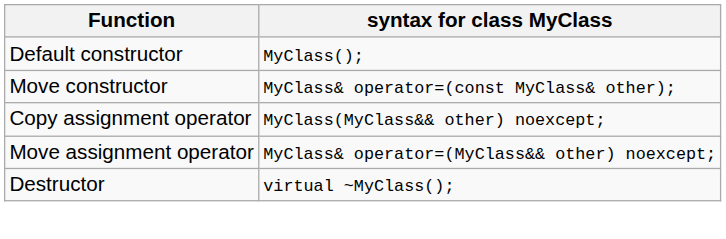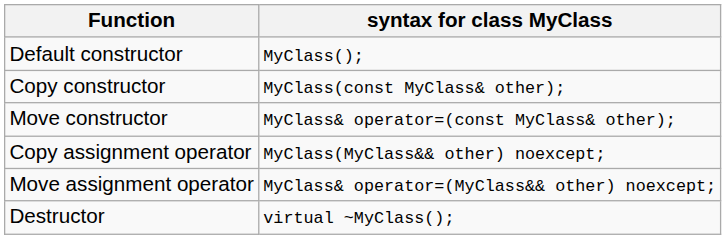+ row: (87, 86)
